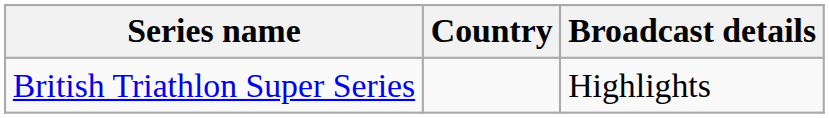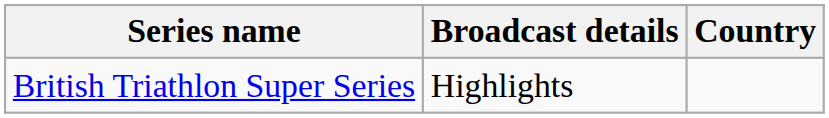columns swapped: (492, 31) <-> (692, 31)
